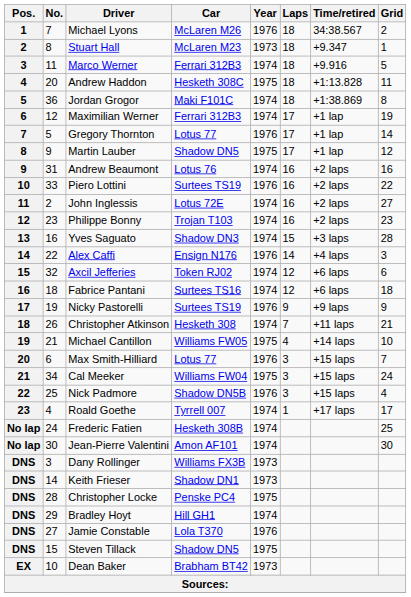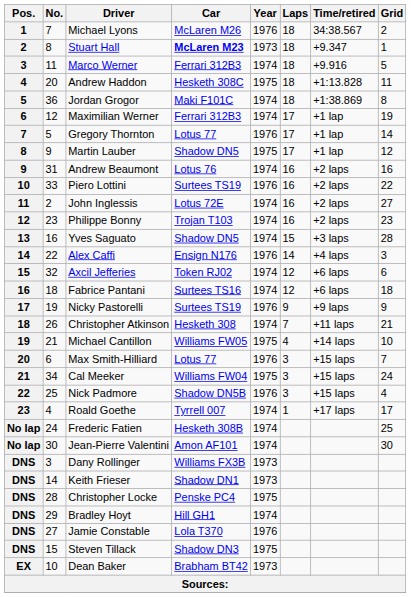(208, 48) normal -> (209, 48) bold
(207, 238) Shadow DN3 -> (207, 238) Shadow DN5
(207, 549) Shadow DN5 -> (207, 549) Shadow DN3
